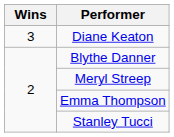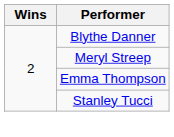- row: (113, 36)
